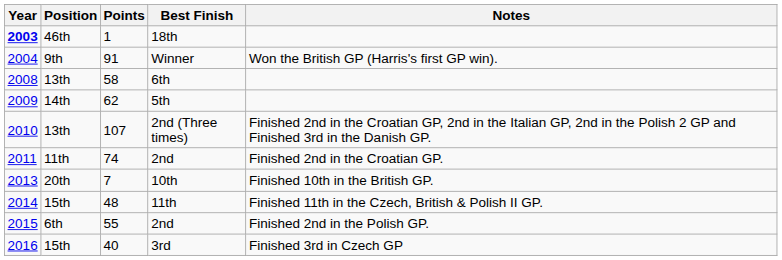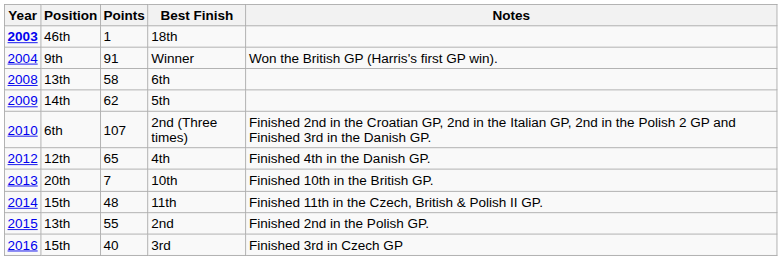(57, 130) 13th -> (53, 130) 6th
- row: (111, 159)
+ row: (111, 159)
(53, 223) 6th -> (57, 223) 13th
